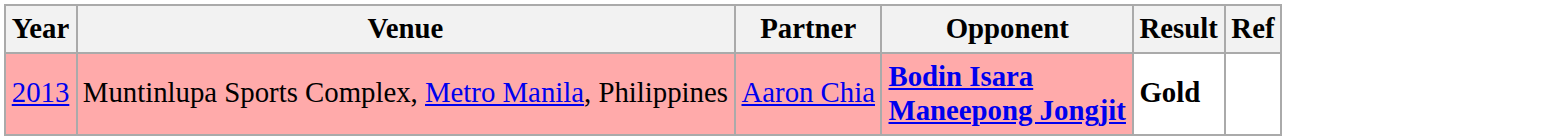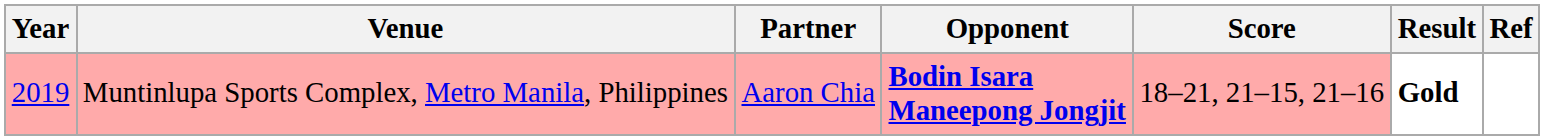+ column: (1262, 28)
(41, 93) 2013 -> (41, 93) 2019
